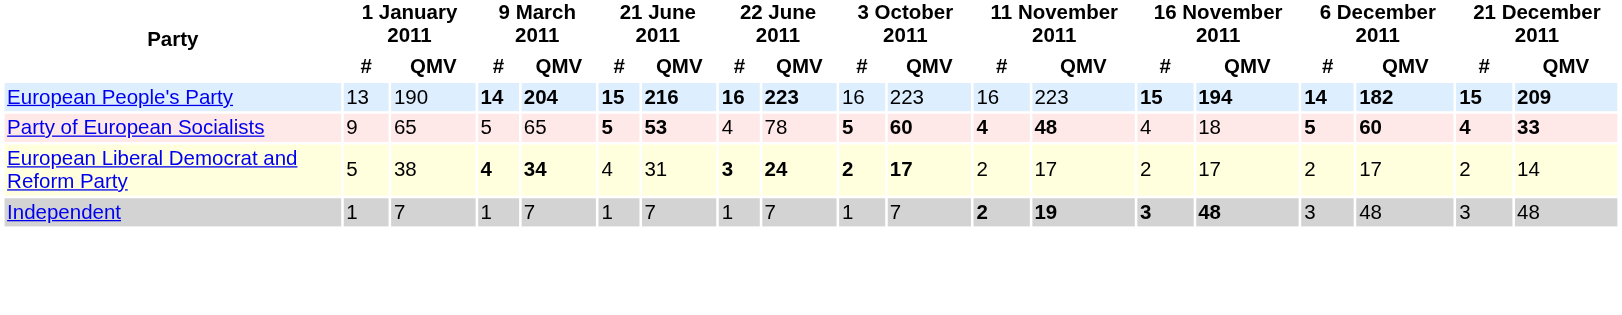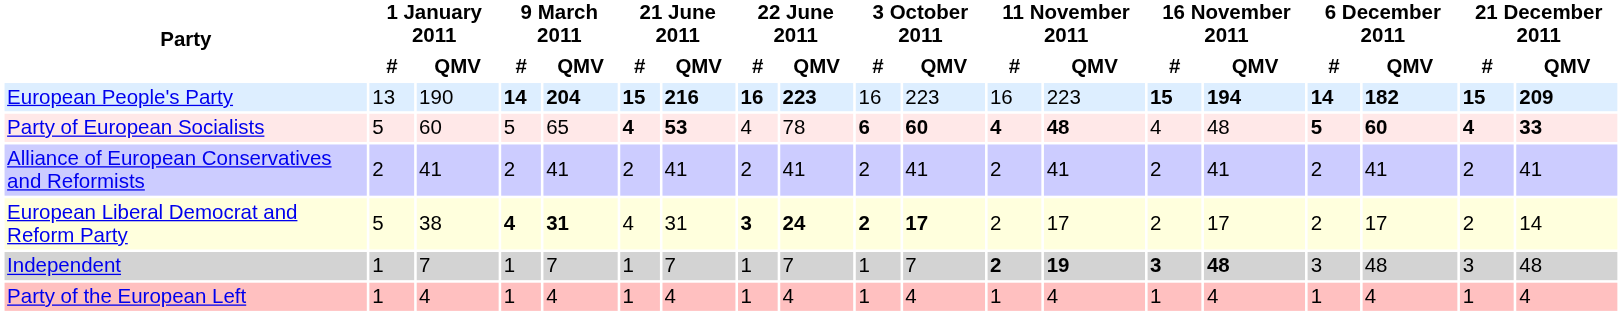(352, 127) 9 -> (378, 127) 5
(405, 127) 65 -> (430, 127) 60
(607, 127) 5 -> (628, 127) 4
(848, 127) 5 -> (864, 127) 6
(1210, 127) 18 -> (1218, 127) 48
+ row: (169, 169)
(535, 169) 34 -> (558, 223) 31
+ row: (127, 296)
